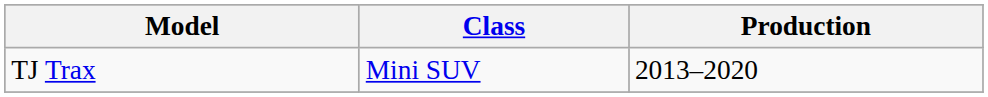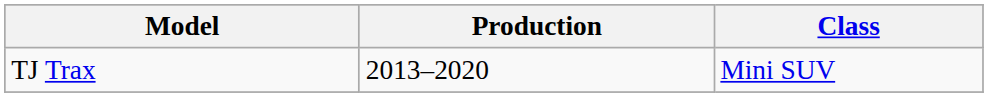columns swapped: (494, 26) <-> (806, 26)
